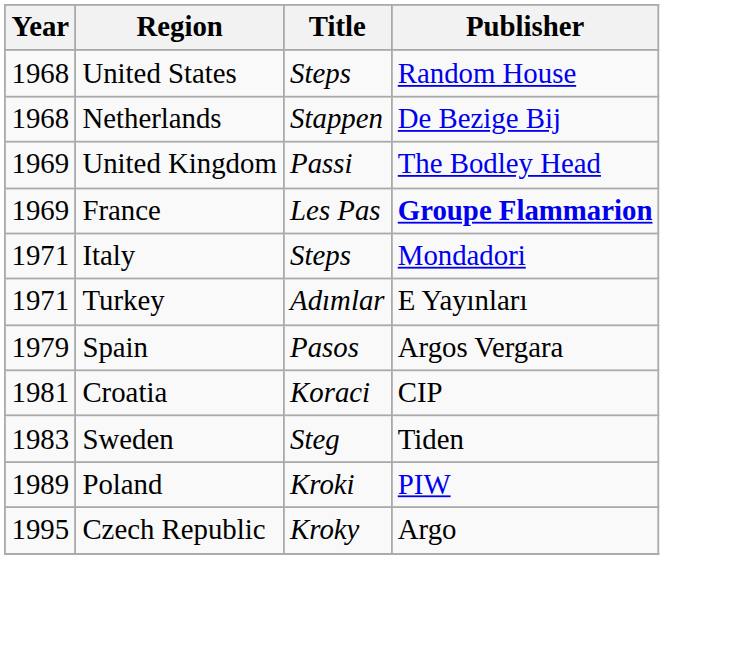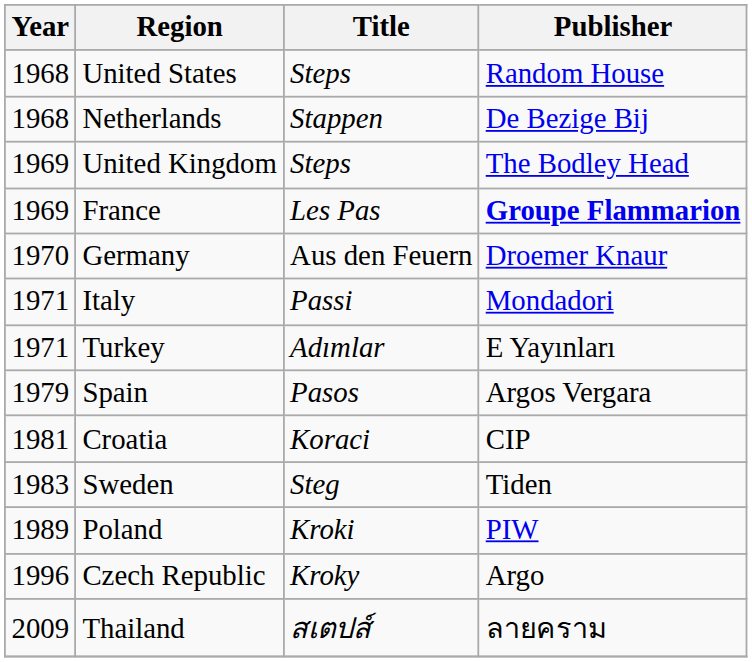(321, 164) Passi -> (320, 164) Steps
+ row: (136, 255)
(320, 255) Steps -> (321, 301) Passi
(40, 529) 1995 -> (40, 575) 1996
+ row: (134, 627)
